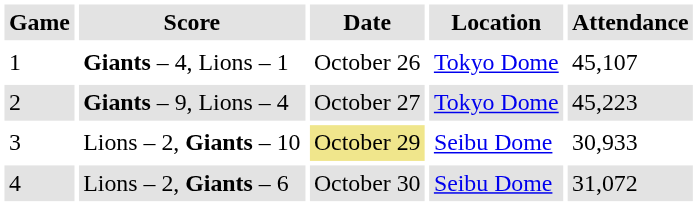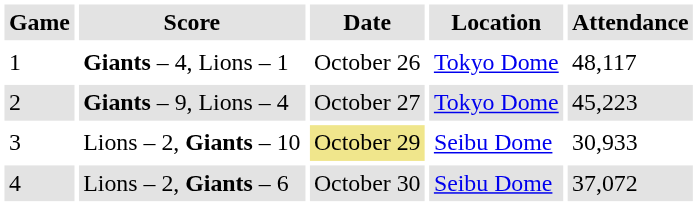(605, 62) 45,107 -> (604, 62) 48,117
(605, 183) 31,072 -> (605, 183) 37,072
